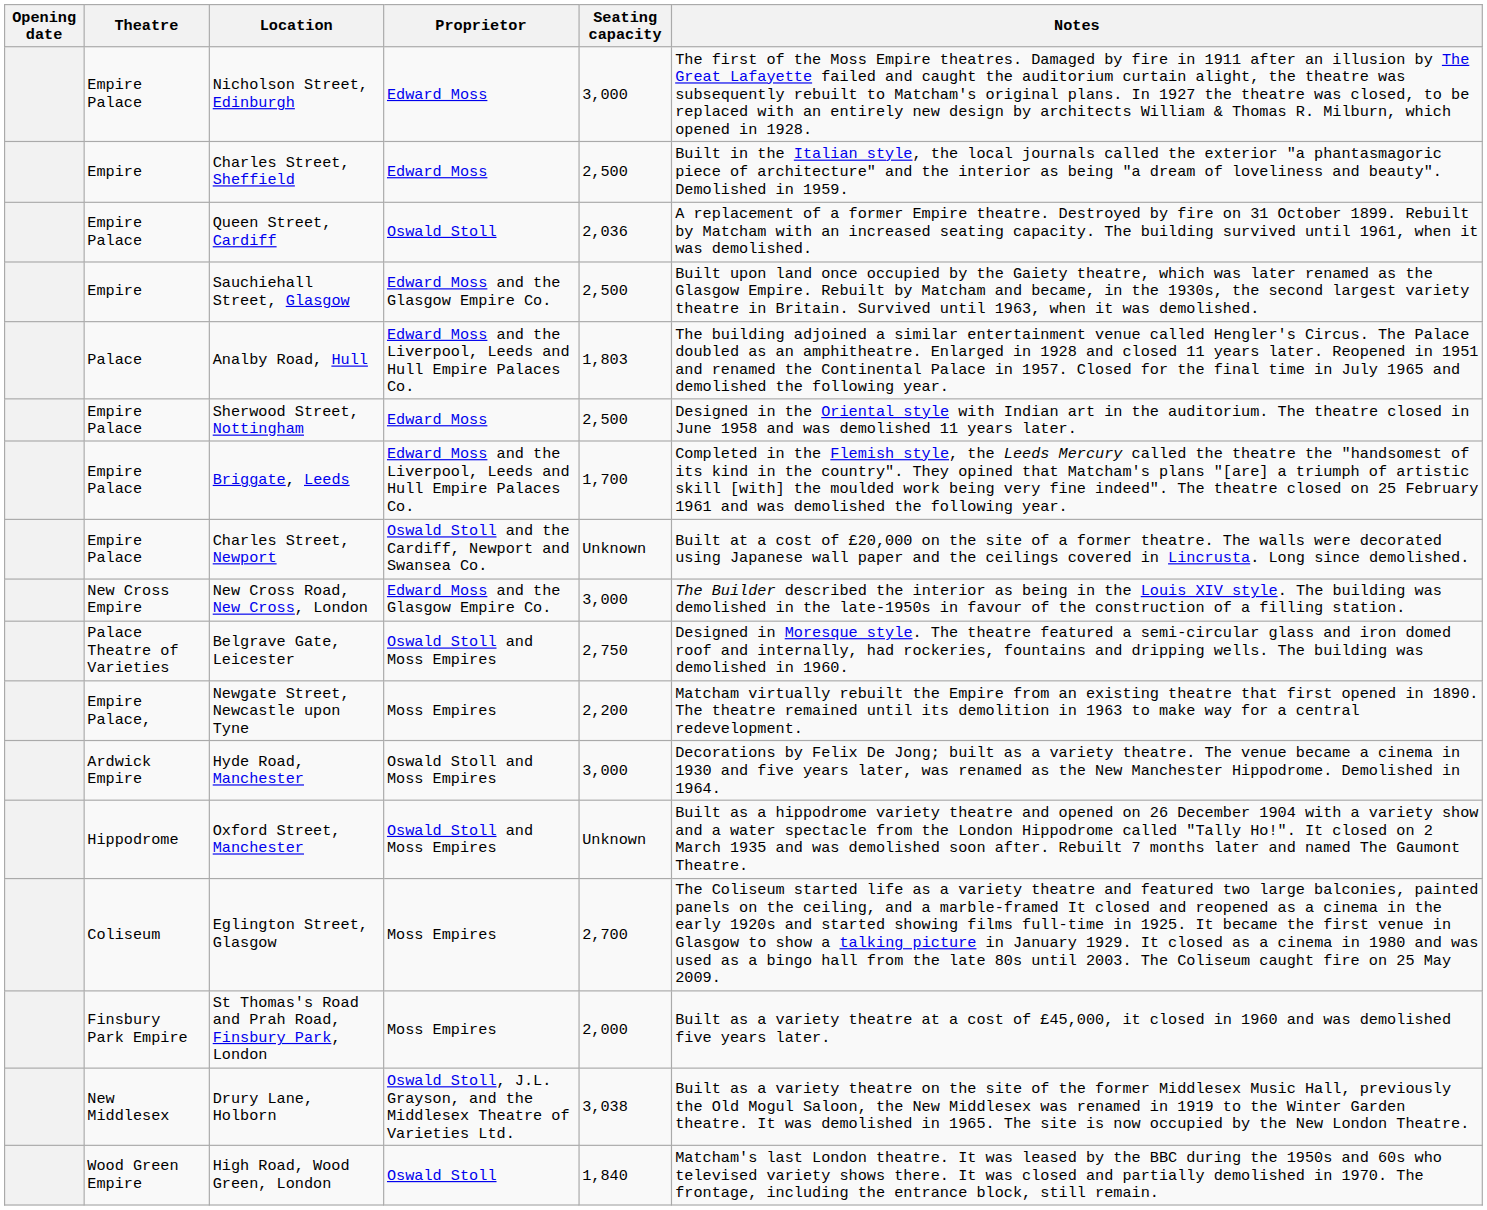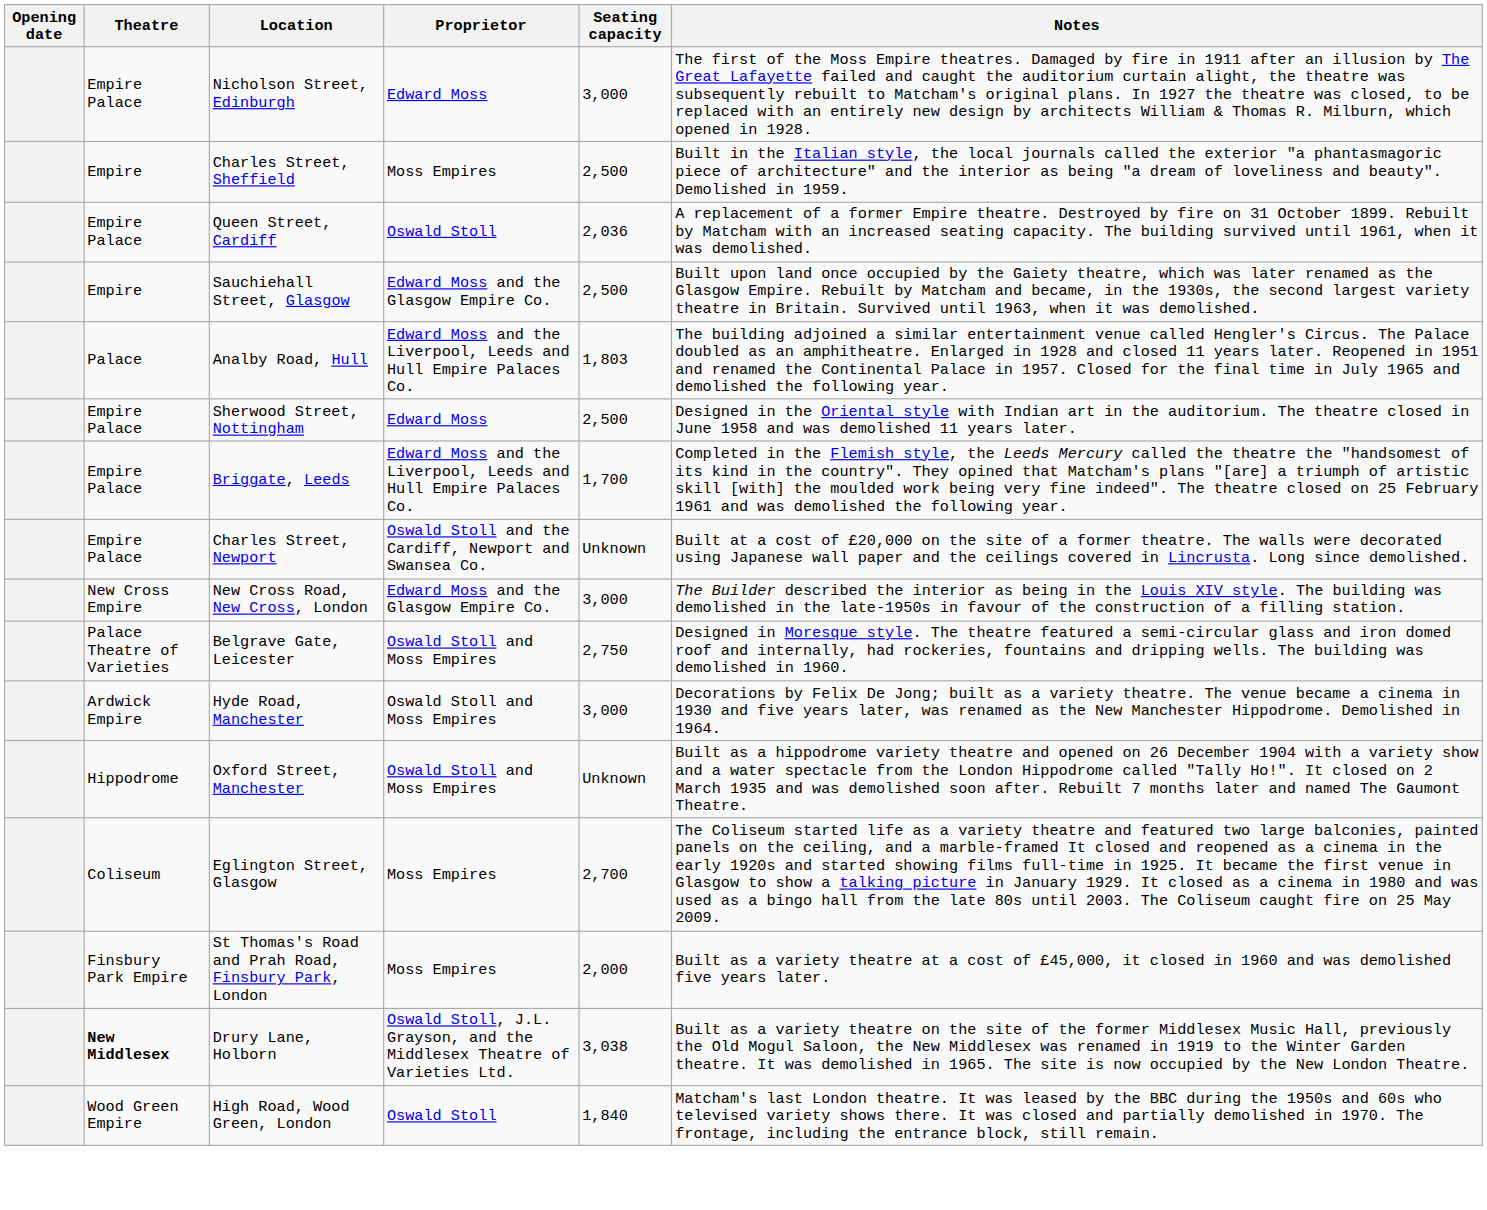(437, 172) Edward Moss -> (442, 172) Moss Empires
- row: (281, 711)
(128, 1107) normal -> (128, 1047) bold
